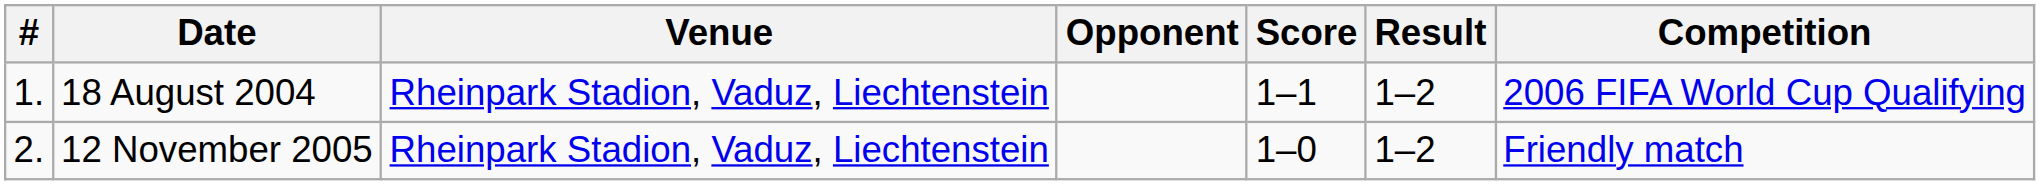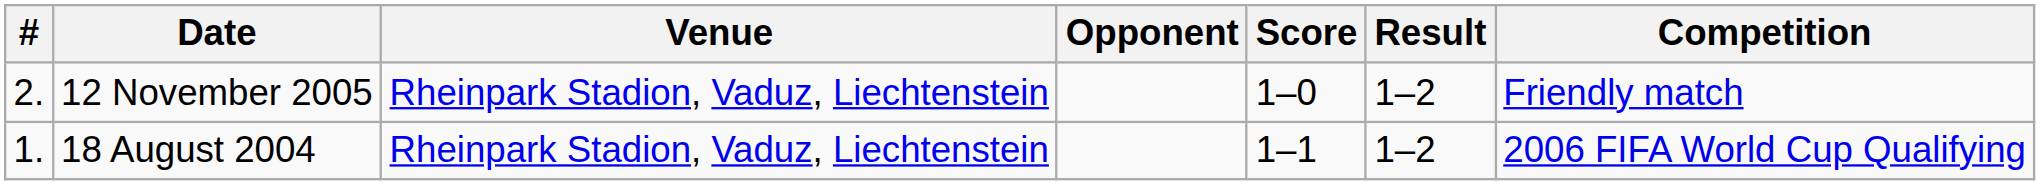rows swapped: (188, 91) <-> (217, 149)
